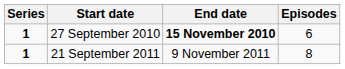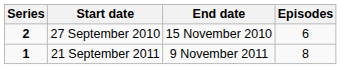(26, 34) 1 -> (26, 34) 2
(221, 34) bold -> (219, 34) normal
